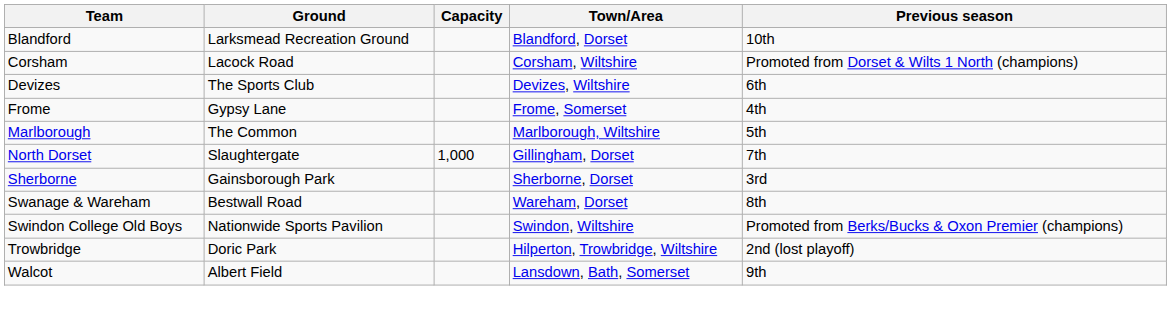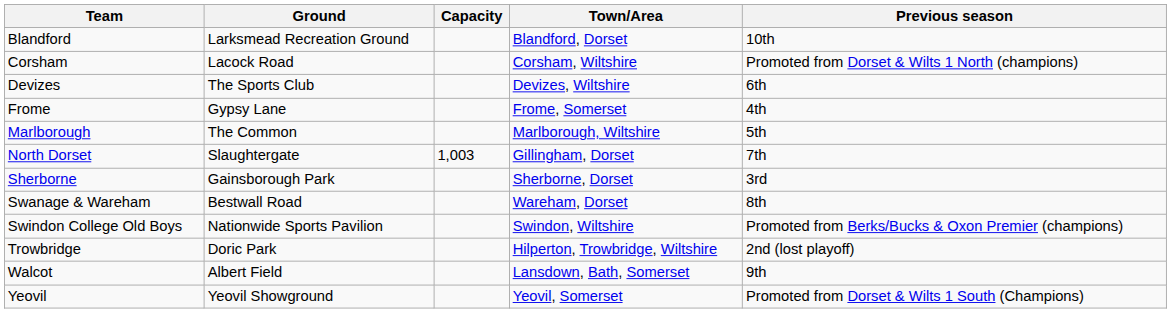(456, 156) 1,000 -> (456, 156) 1,003
+ row: (27, 296)
